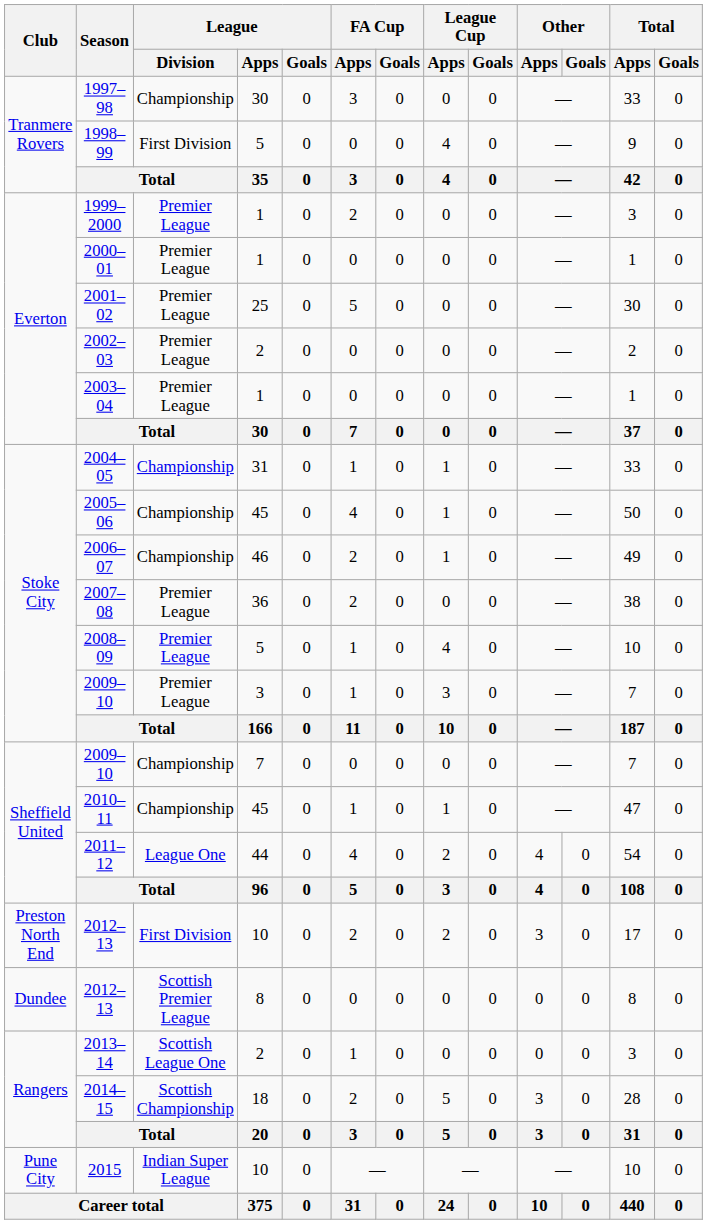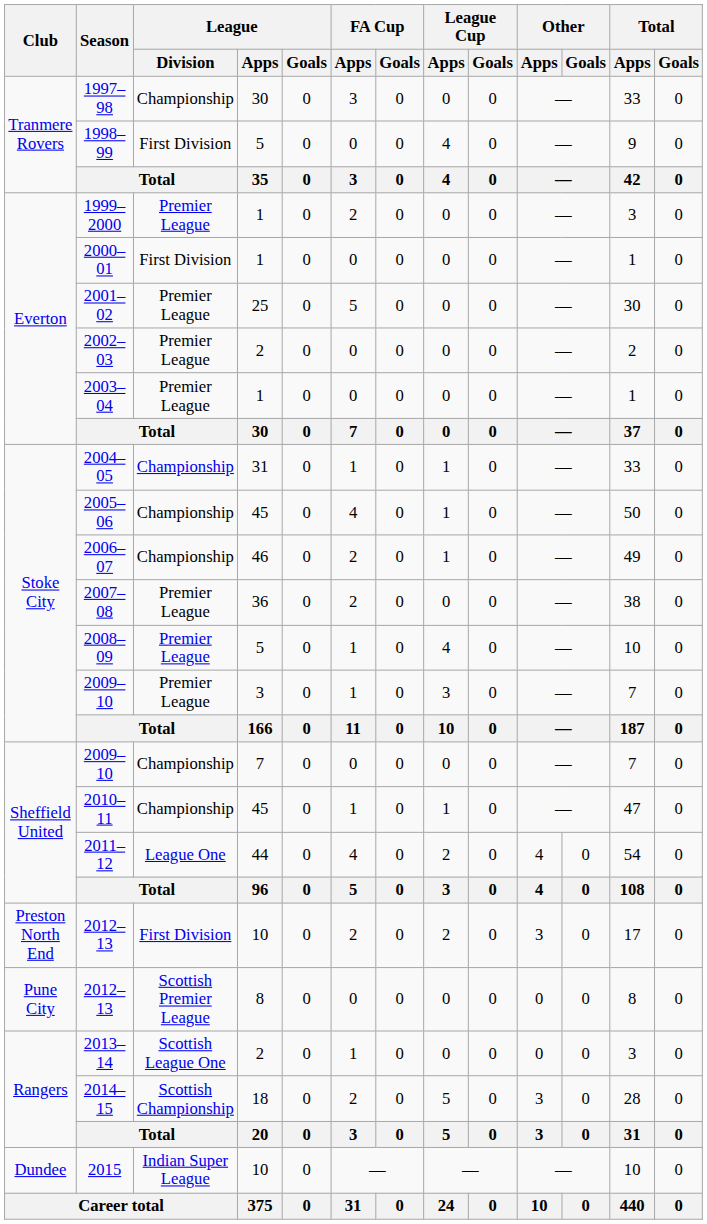(185, 260) Premier League -> (185, 260) First Division
(40, 999) Dundee -> (40, 999) Pune City
(40, 1170) Pune City -> (40, 1170) Dundee
